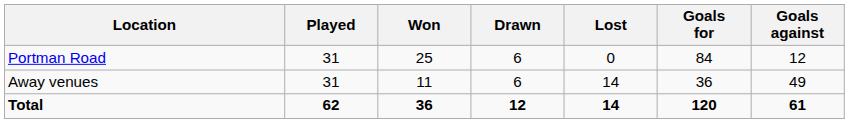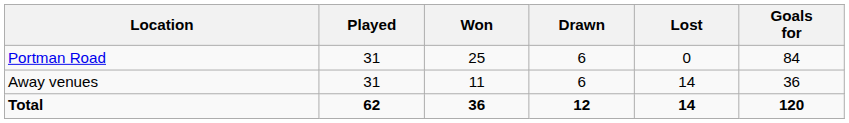- column: (797, 25)
